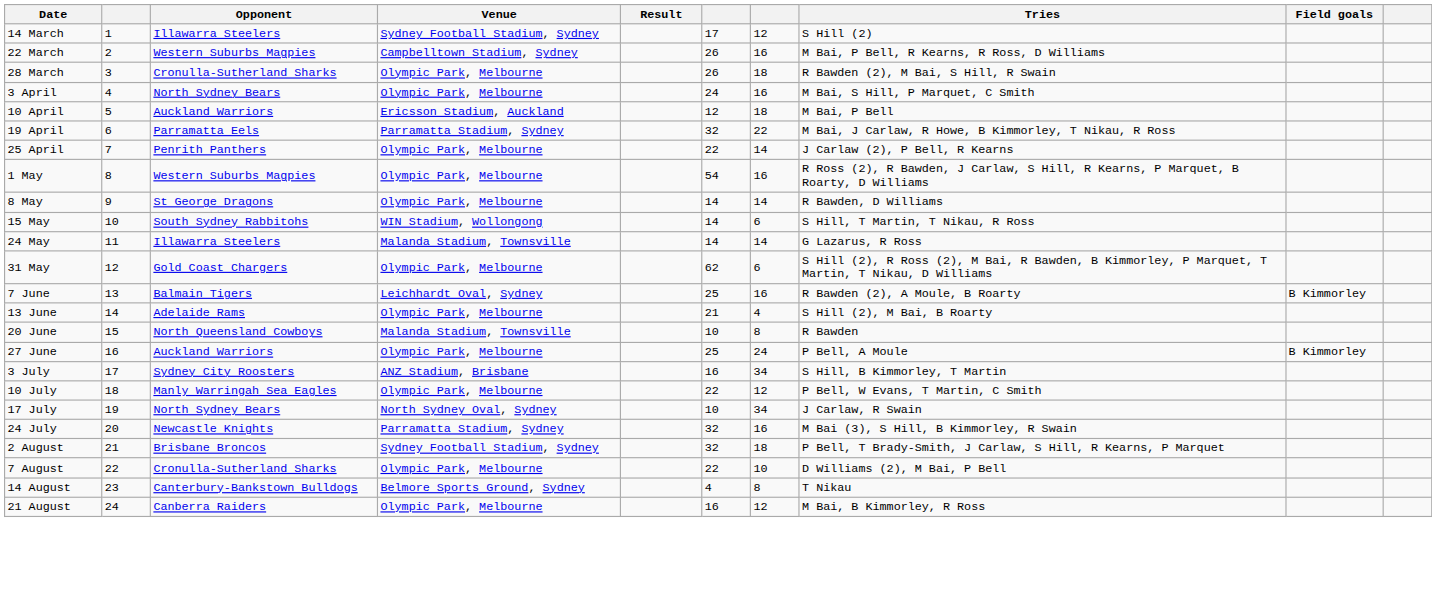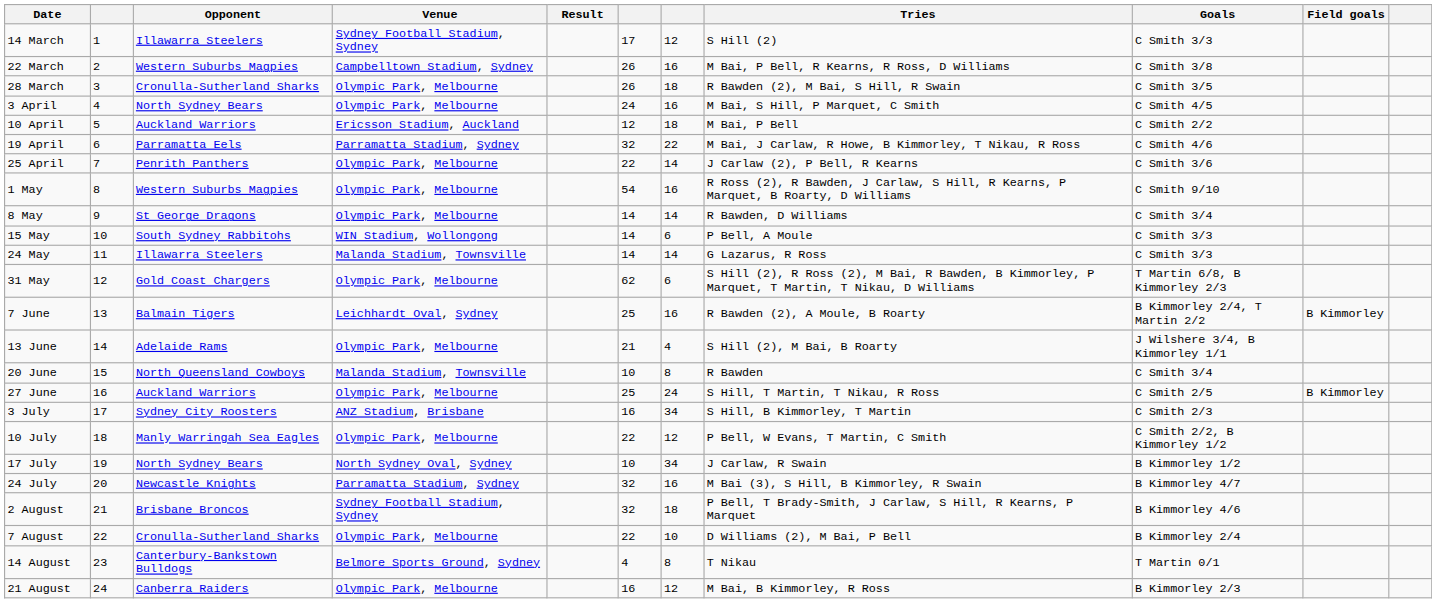+ column: (1218, 15)
(918, 222) S Hill, T Martin, T Nikau, R Ross -> (760, 236) P Bell, A Moule
(855, 352) P Bell, A Moule -> (823, 393) S Hill, T Martin, T Nikau, R Ross
